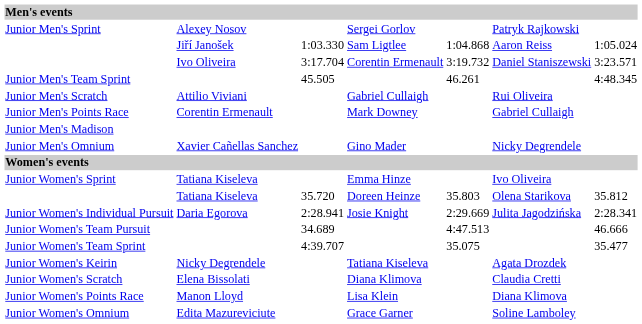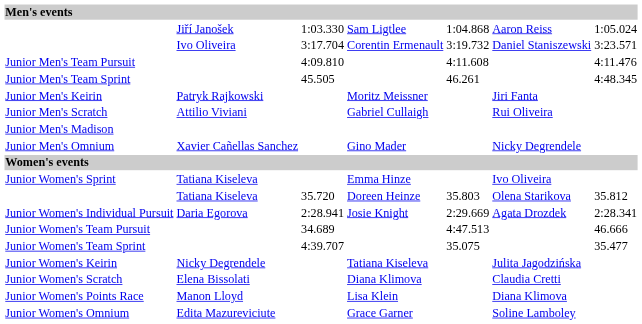- row: (53, 28)
+ row: (70, 62)
+ row: (54, 95)
- row: (67, 112)
(537, 212) Julita Jagodzińska -> (529, 212) Agata Drozdek
(529, 263) Agata Drozdek -> (537, 263) Julita Jagodzińska
